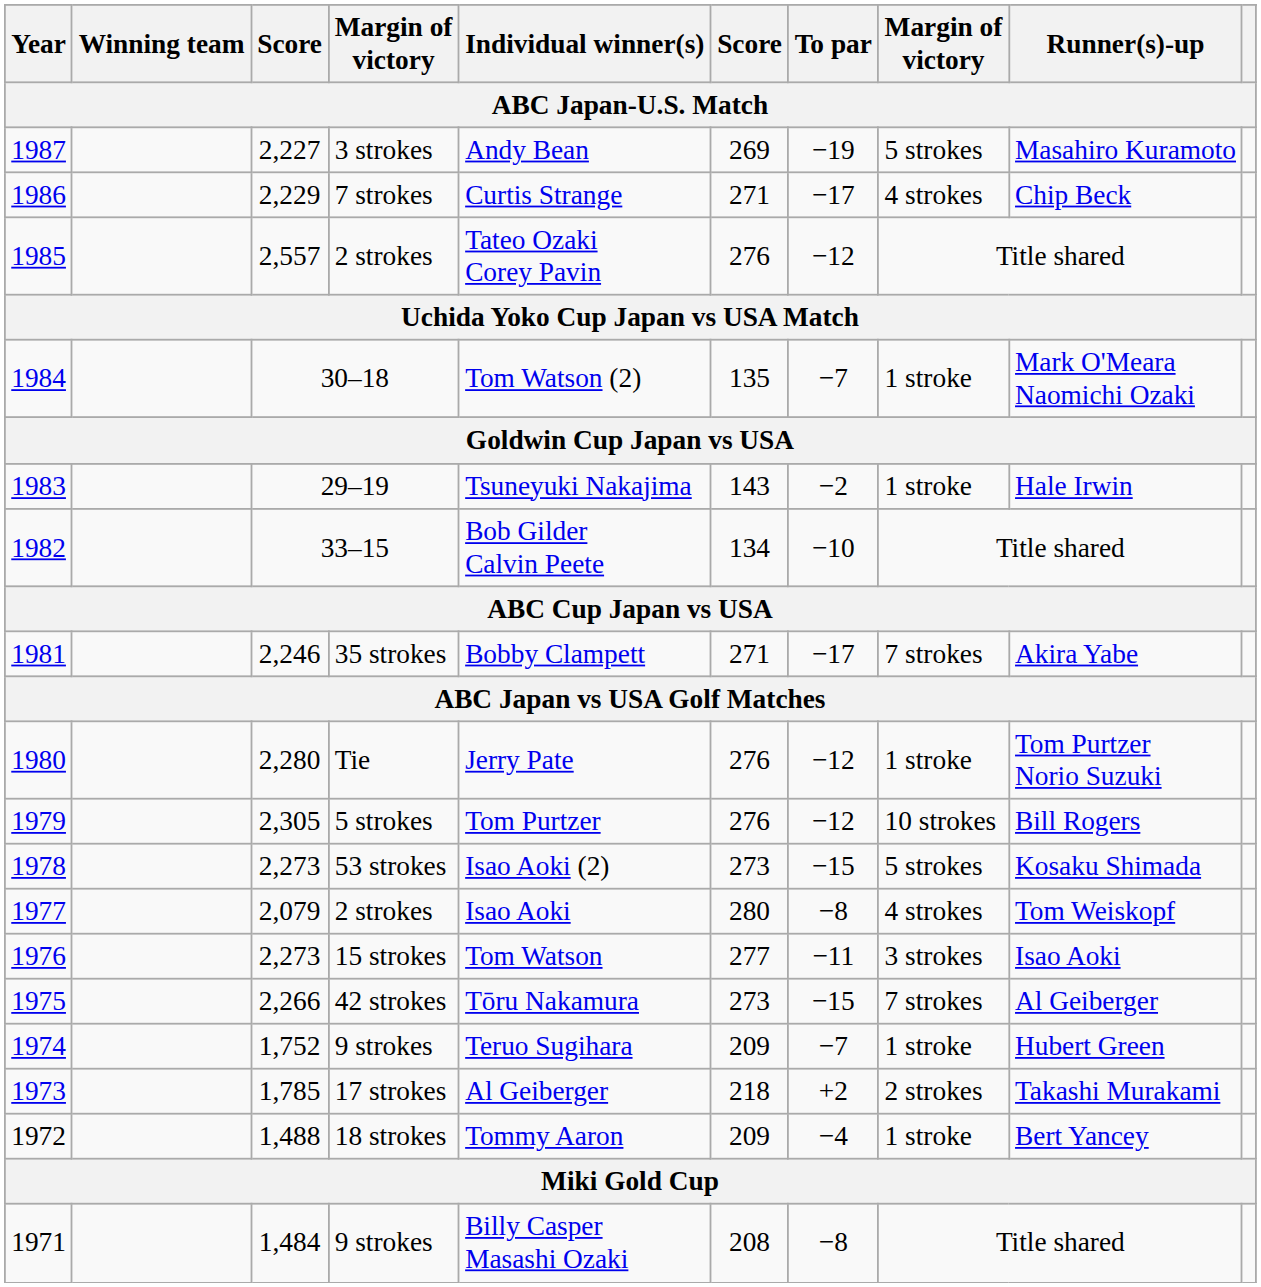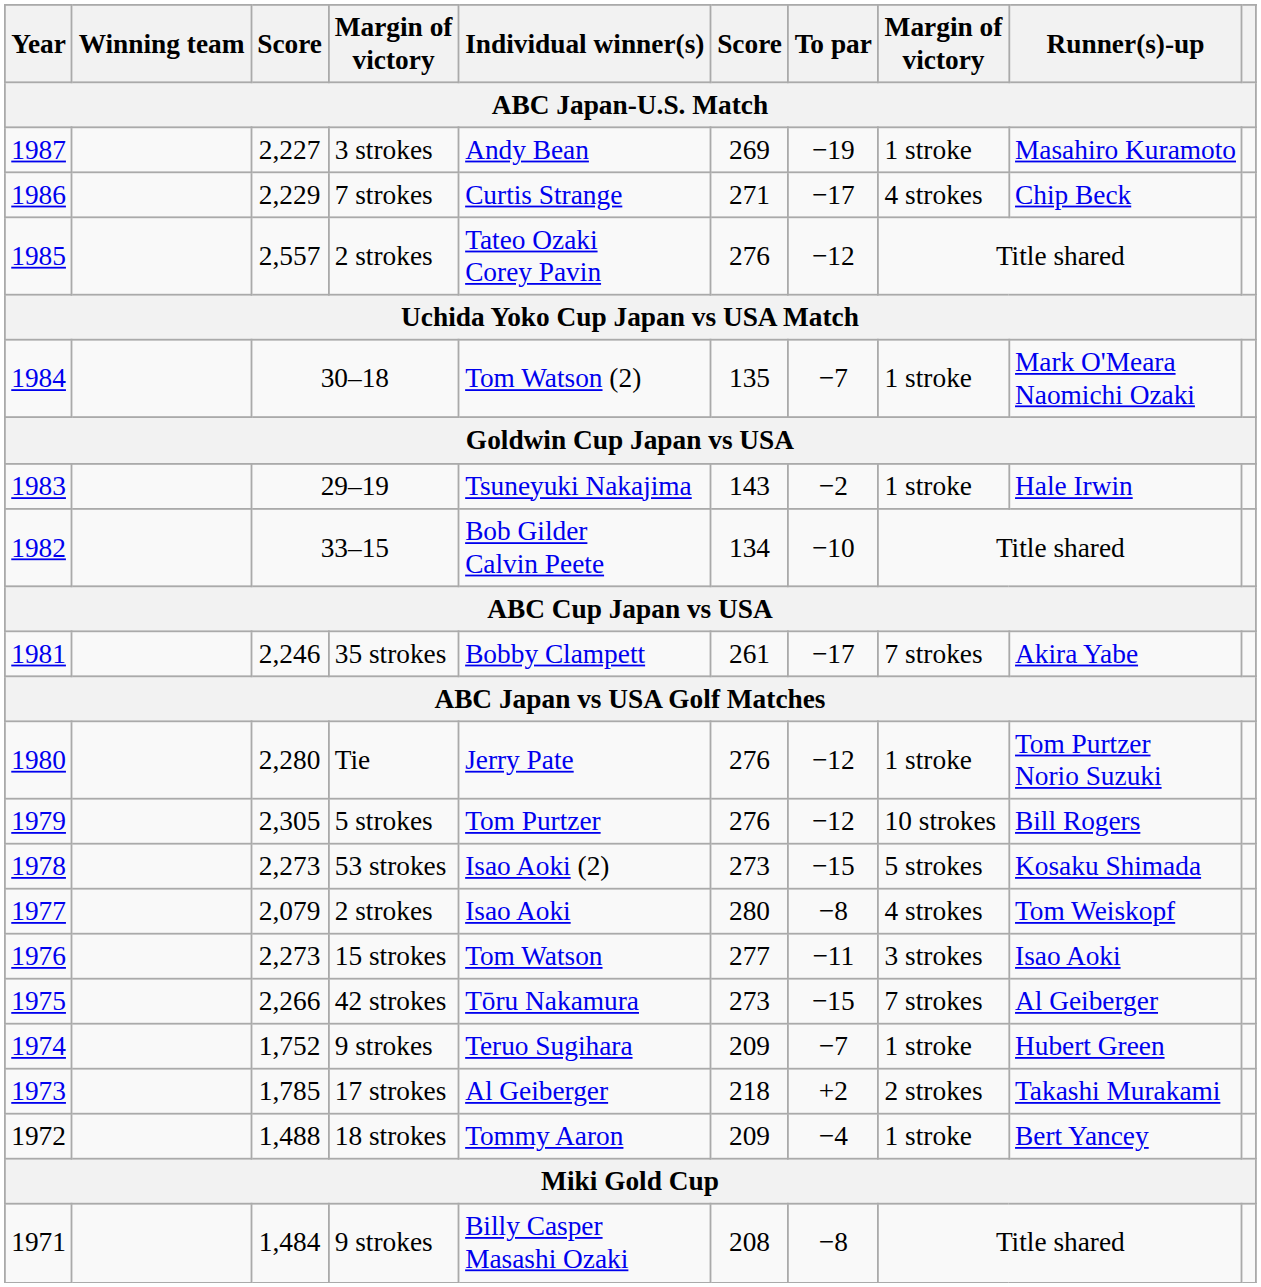(934, 149) 5 strokes -> (928, 149) 1 stroke
(750, 653) 271 -> (750, 653) 261
